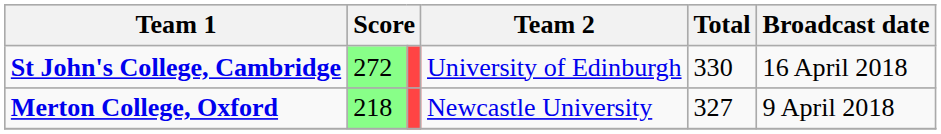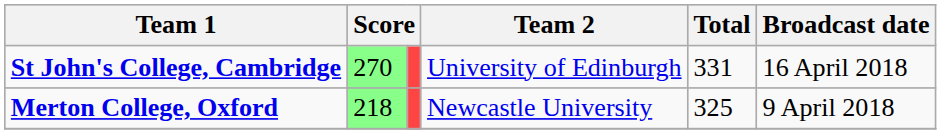(373, 66) 272 -> (373, 66) 270
(713, 66) 330 -> (713, 66) 331
(713, 107) 327 -> (713, 107) 325
